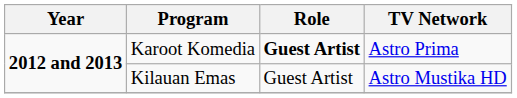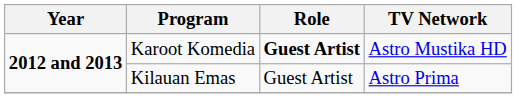(414, 48) Astro Prima -> (438, 48) Astro Mustika HD
(438, 78) Astro Mustika HD -> (414, 78) Astro Prima
